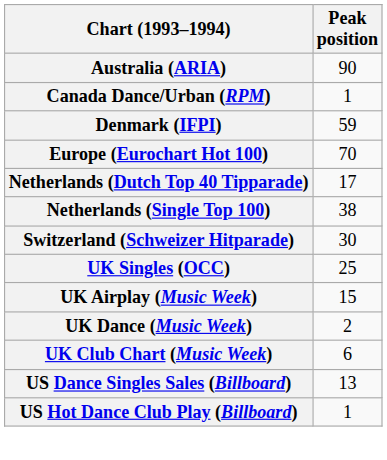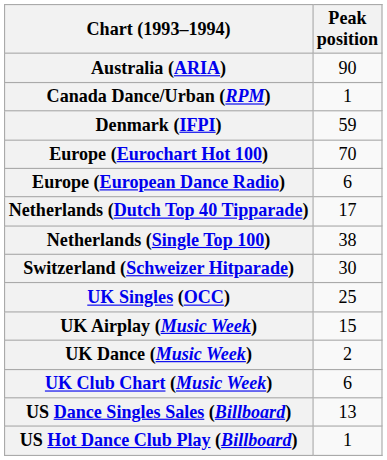+ row: (159, 182)
